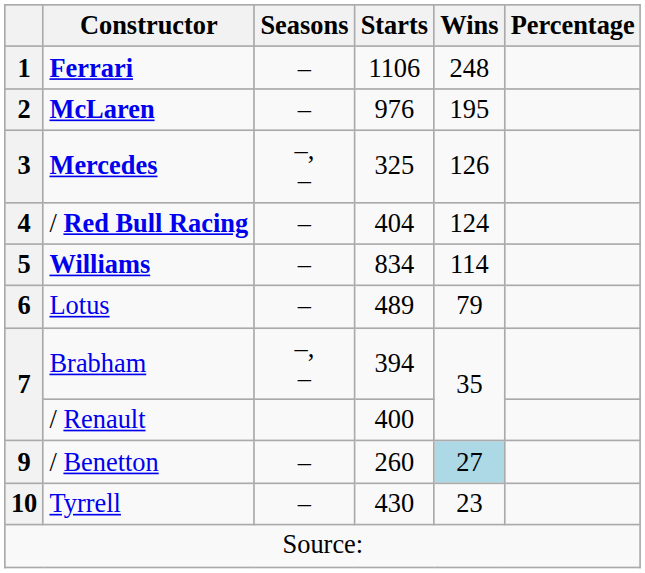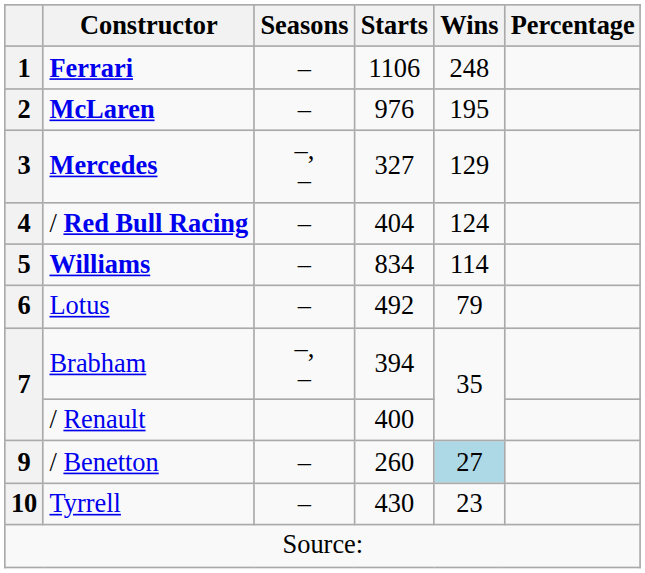(394, 165) 325 -> (394, 165) 327
(469, 165) 126 -> (469, 165) 129
(394, 306) 489 -> (394, 306) 492
